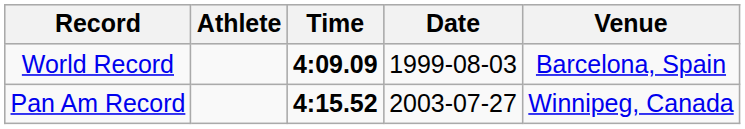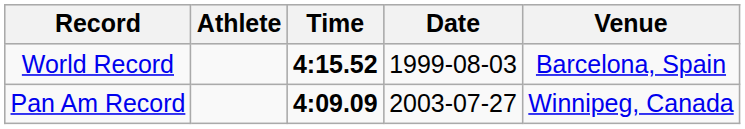(335, 63) 4:09.09 -> (335, 63) 4:15.52
(335, 103) 4:15.52 -> (335, 103) 4:09.09
